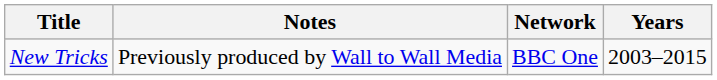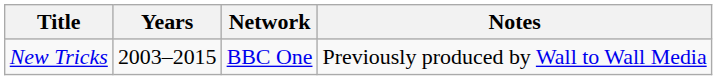columns swapped: (657, 21) <-> (310, 21)
